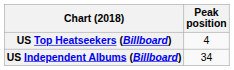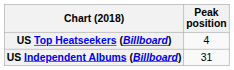(206, 57) 34 -> (206, 57) 31
